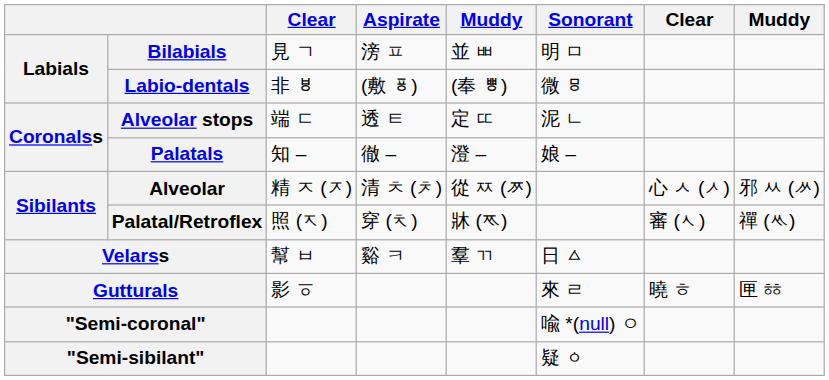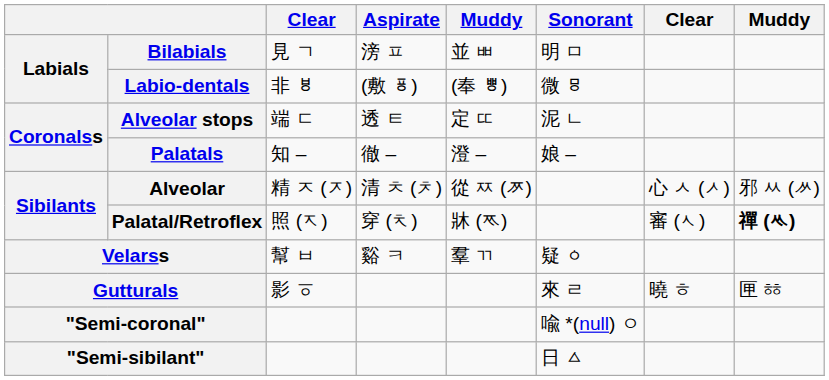(767, 221) normal -> (767, 221) bold
(563, 255) 日 ㅿ -> (563, 255) 疑 ㆁ
(563, 357) 疑 ㆁ -> (563, 357) 日 ㅿ
